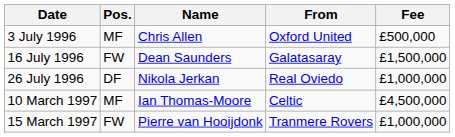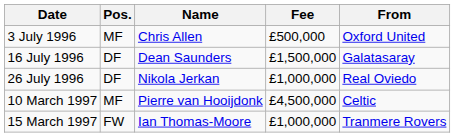columns swapped: (321, 15) <-> (413, 15)
(114, 57) FW -> (112, 57) DF
(195, 100) Ian Thomas-Moore -> (200, 100) Pierre van Hooijdonk
(200, 121) Pierre van Hooijdonk -> (195, 121) Ian Thomas-Moore
